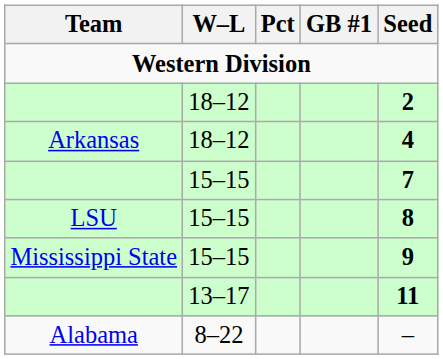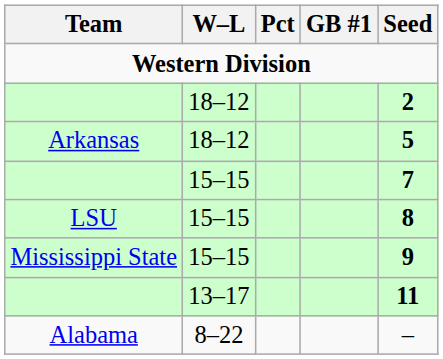(408, 140) 4 -> (408, 140) 5
